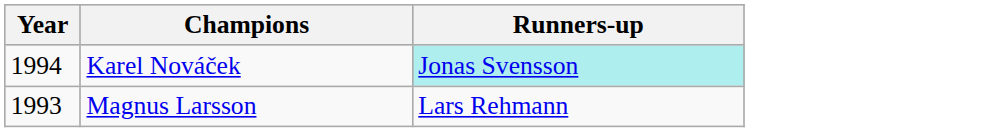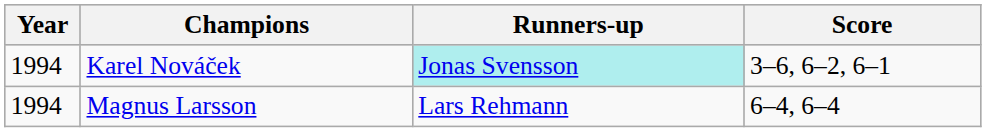+ column: (862, 24)
(36, 106) 1993 -> (36, 106) 1994
